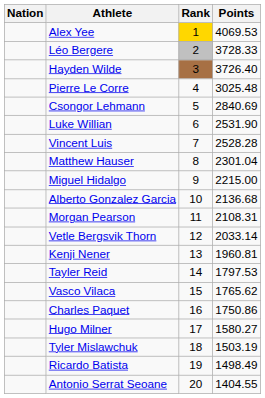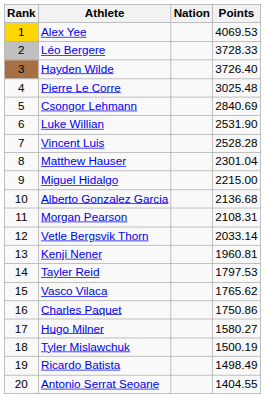columns swapped: (196, 13) <-> (25, 13)
(236, 347) 1503.19 -> (236, 347) 1500.19
